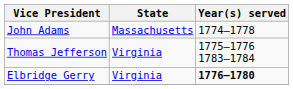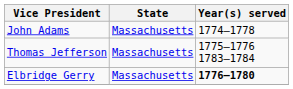(137, 53) Virginia -> (153, 53) Massachusetts
(137, 76) Virginia -> (153, 76) Massachusetts
